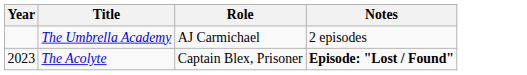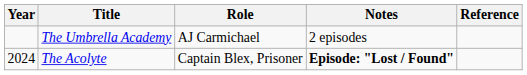+ column: (490, 15)
(21, 59) 2023 -> (21, 59) 2024
